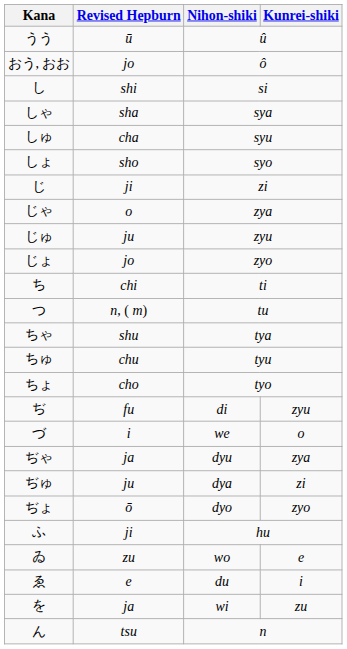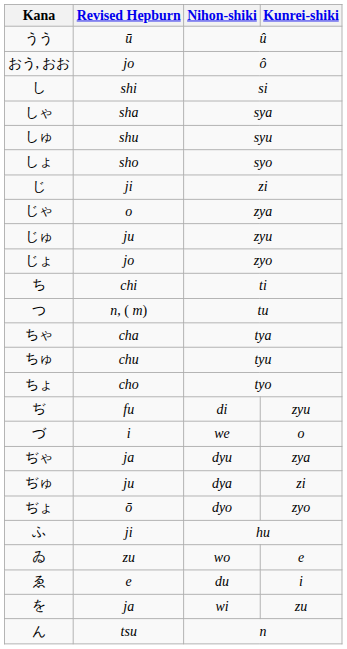(129, 137) cha -> (129, 137) shu
(129, 335) shu -> (129, 335) cha
